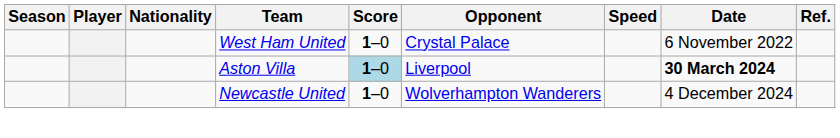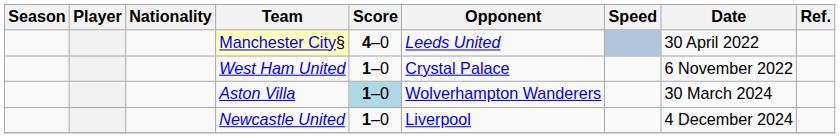+ row: (282, 42)
(438, 68) Liverpool -> (503, 94) Wolverhampton Wanderers
(720, 68) bold -> (718, 94) normal
(503, 94) Wolverhampton Wanderers -> (438, 119) Liverpool
